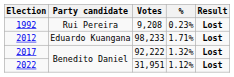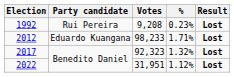(149, 52) 92,222 -> (149, 52) 92,323
